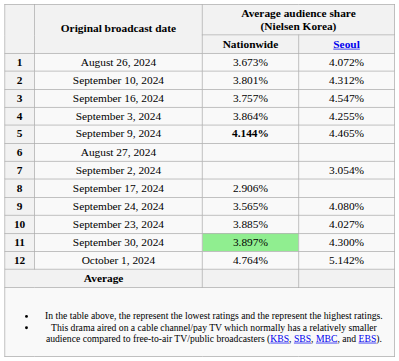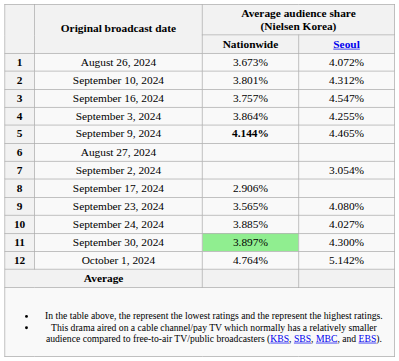(118, 206) September 24, 2024 -> (118, 206) September 23, 2024
(118, 224) September 23, 2024 -> (118, 224) September 24, 2024
